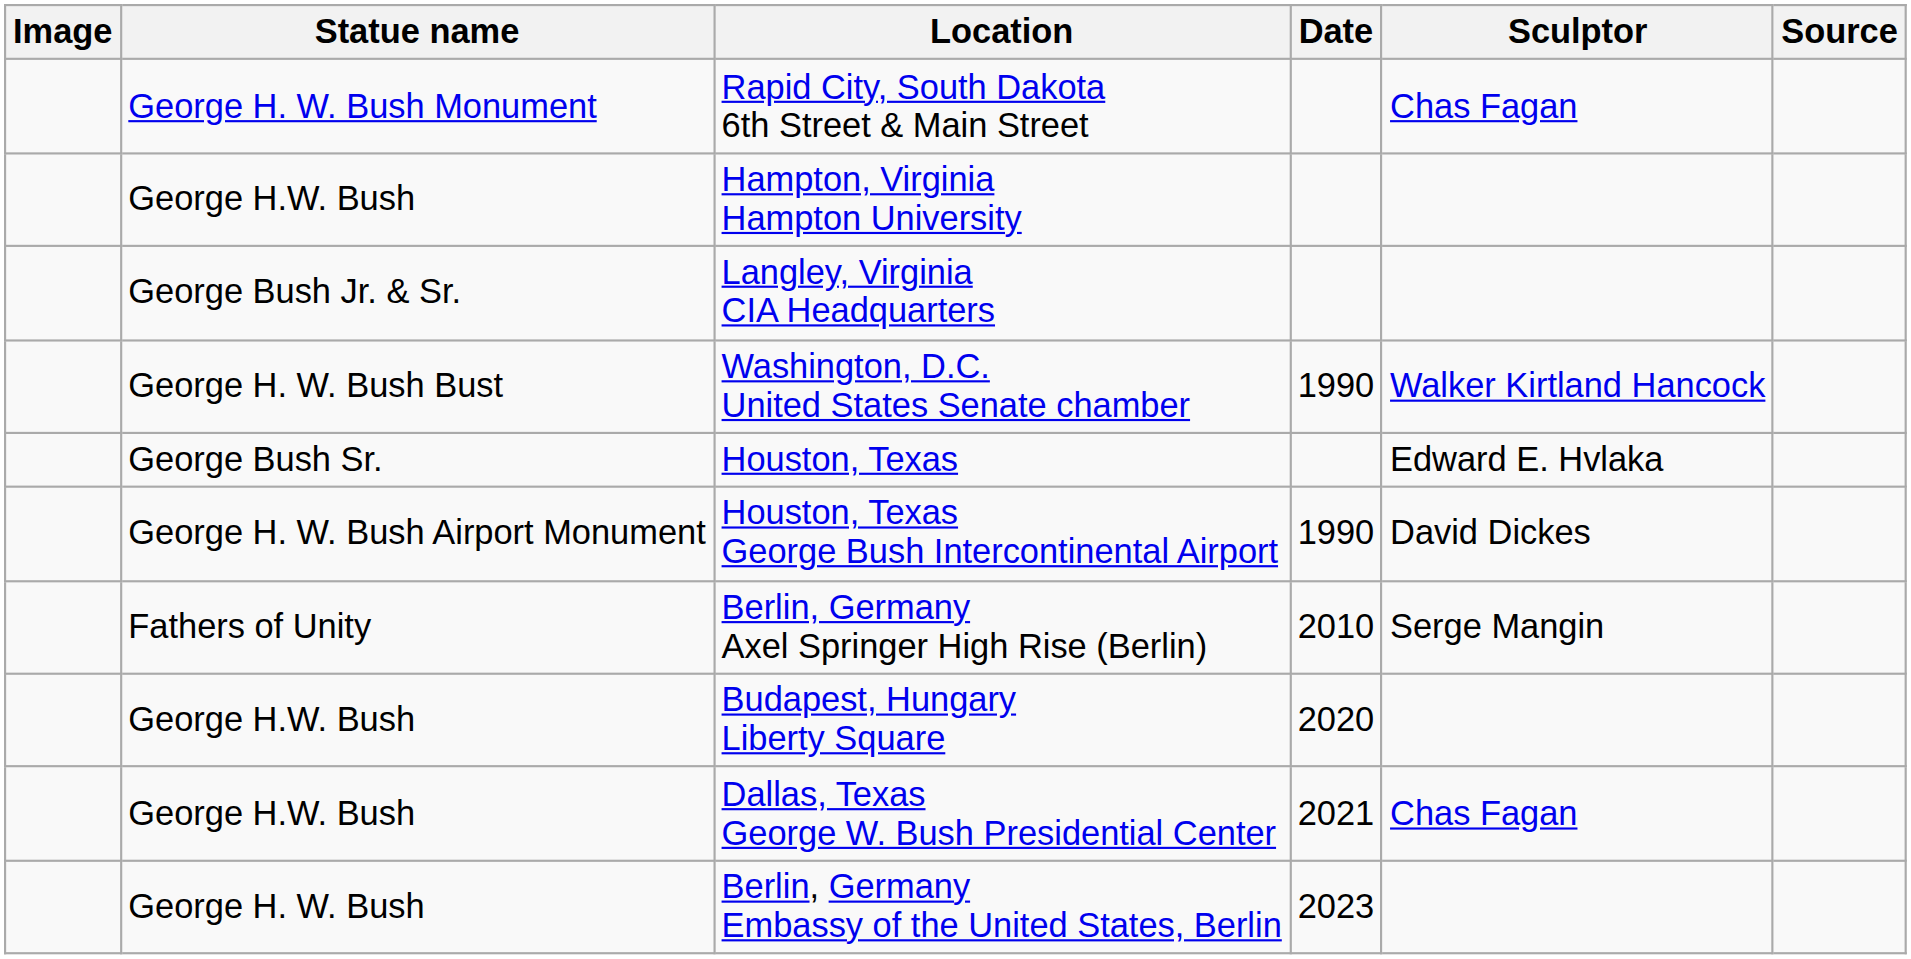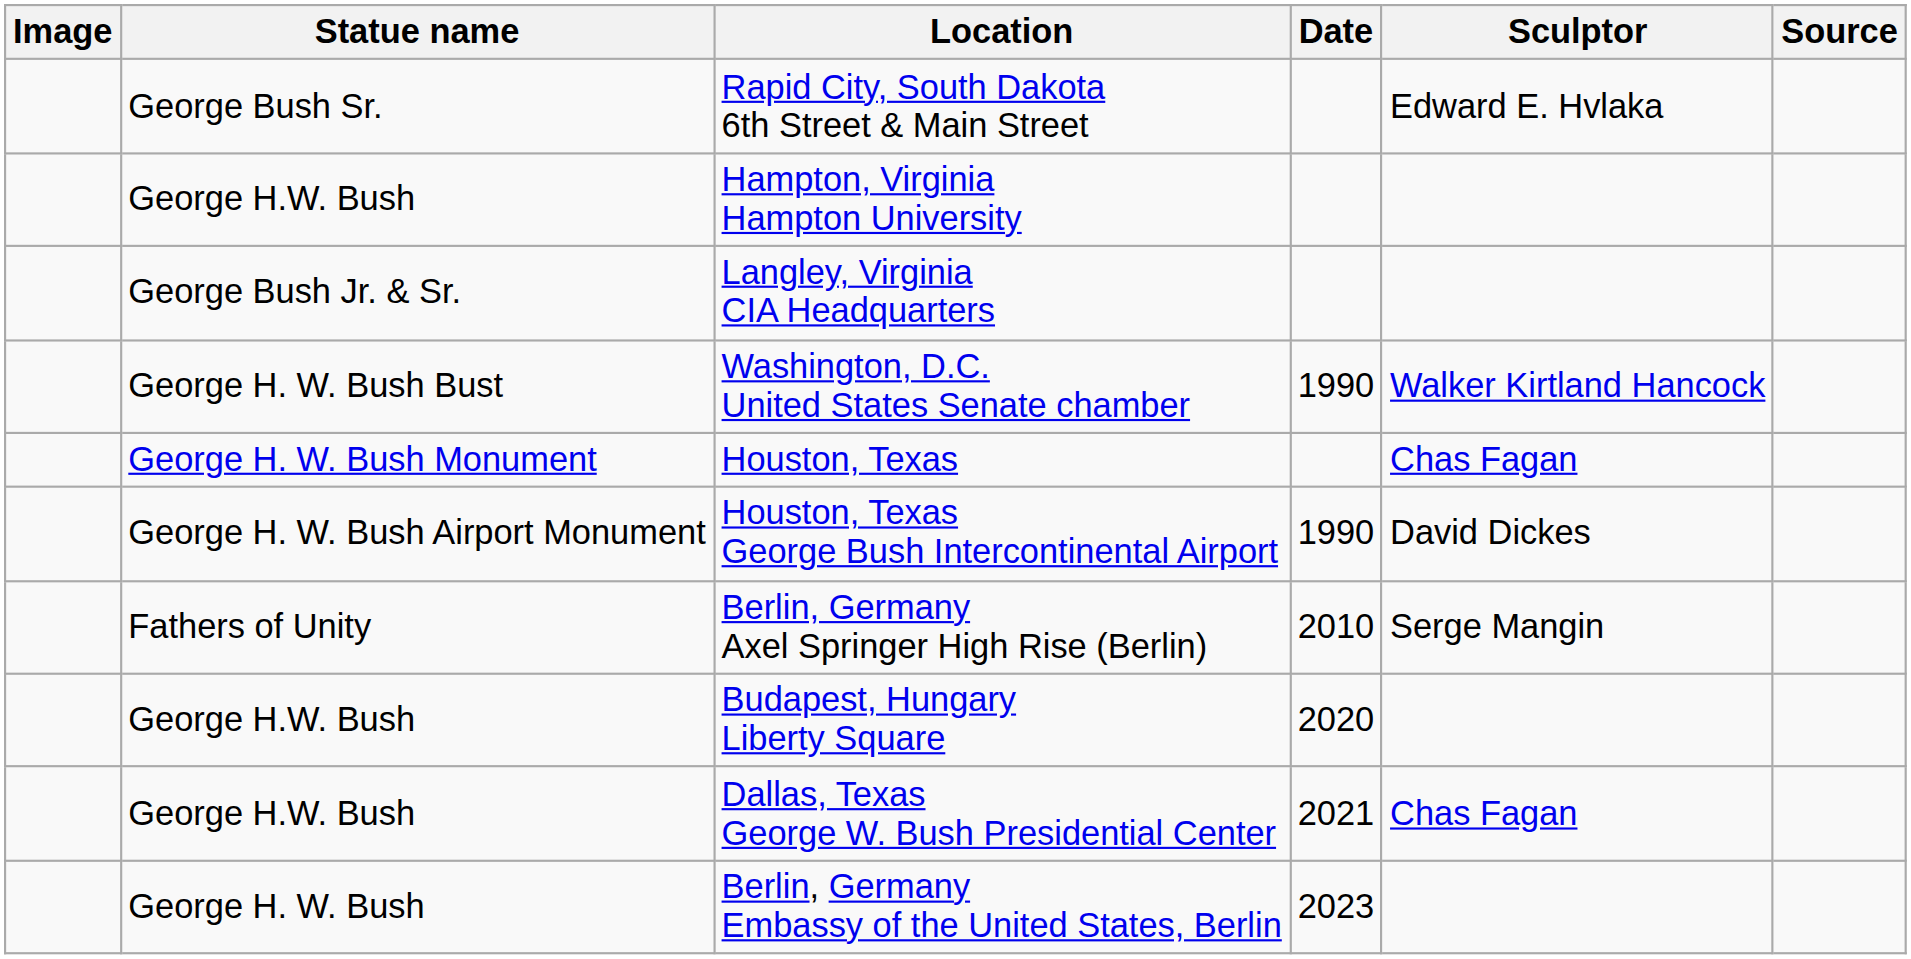(363, 105) George H. W. Bush Monument -> (255, 105) George Bush Sr.
(1484, 105) Chas Fagan -> (1527, 105) Edward E. Hvlaka
(255, 459) George Bush Sr. -> (363, 459) George H. W. Bush Monument
(1527, 459) Edward E. Hvlaka -> (1484, 459) Chas Fagan
